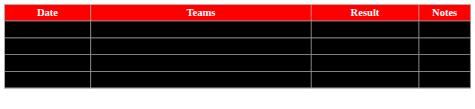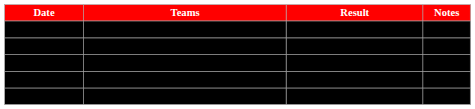(365, 29) Germany, 2-1 -> (355, 29) Norway, 5-3
(47, 46) bold -> (44, 46) normal
(365, 46) Norway, 5-3 -> (355, 46) Germany, 2-1
+ row: (185, 96)
